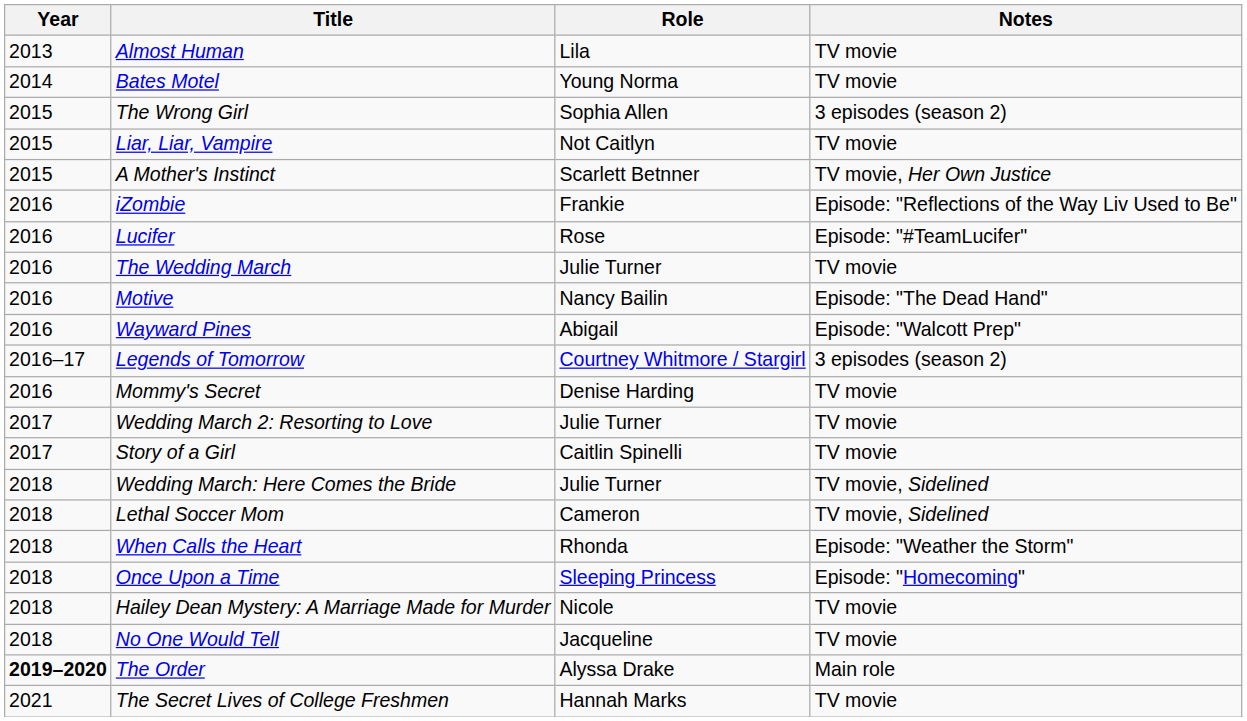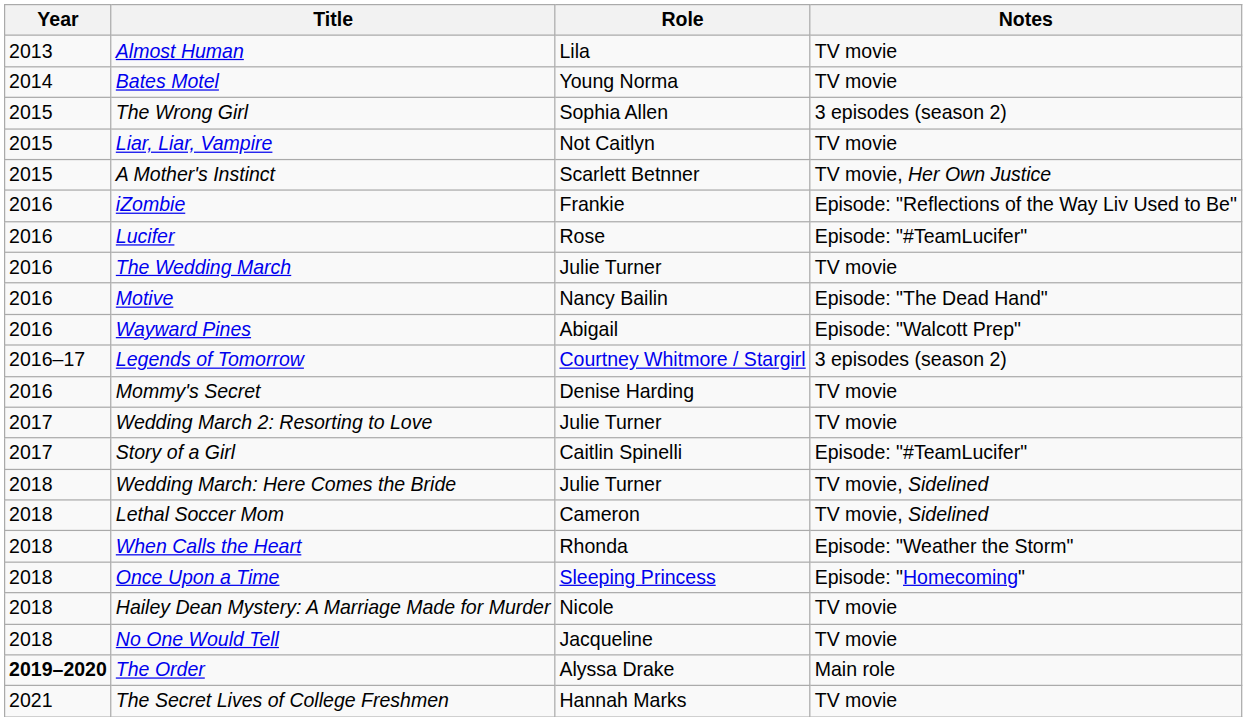(856, 453) TV movie -> (921, 453) Episode: "#TeamLucifer"
